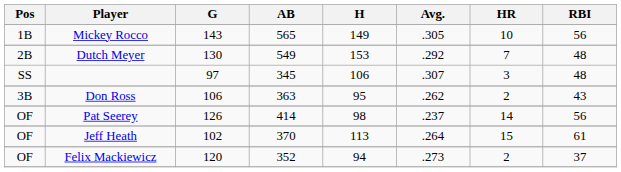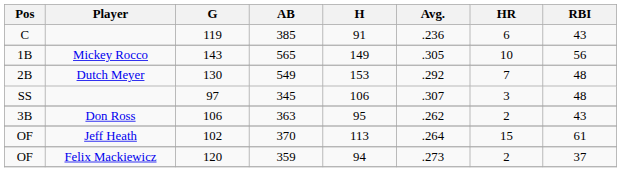+ row: (213, 34)
- row: (213, 116)
(286, 156) 352 -> (286, 156) 359
